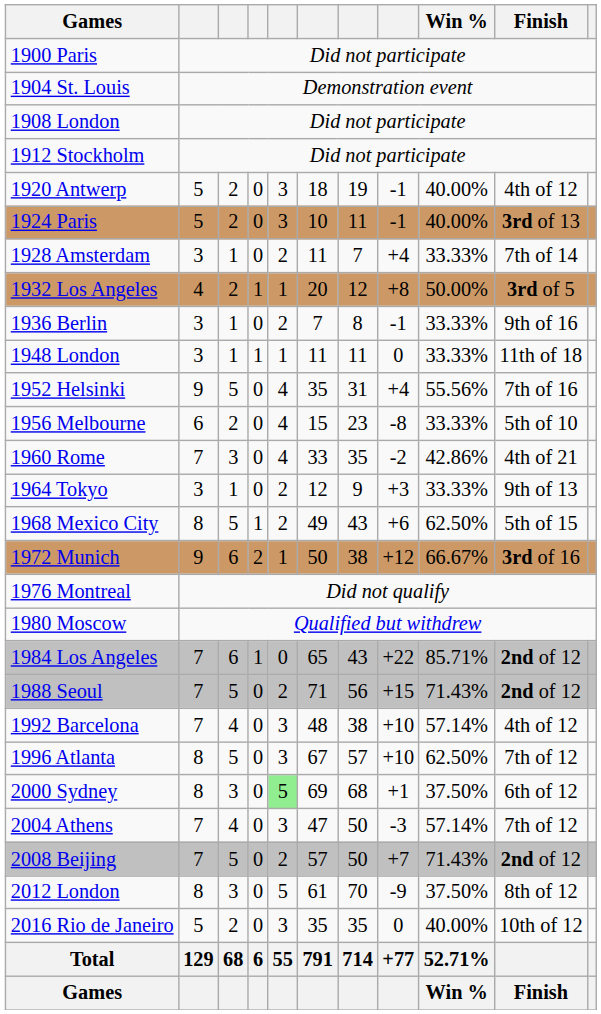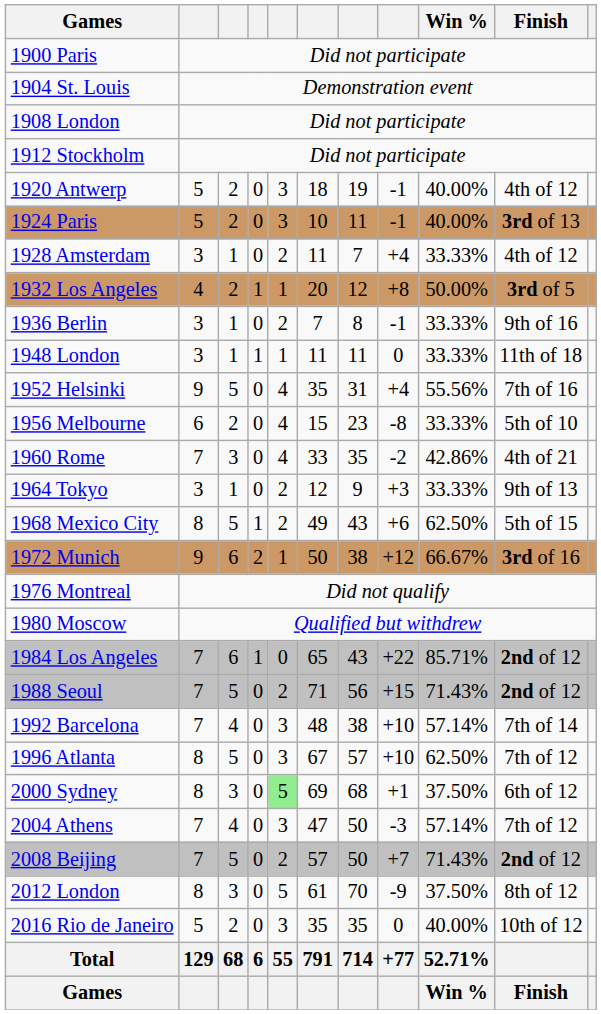(541, 256) 7th of 14 -> (541, 256) 4th of 12
(541, 724) 4th of 12 -> (541, 724) 7th of 14
